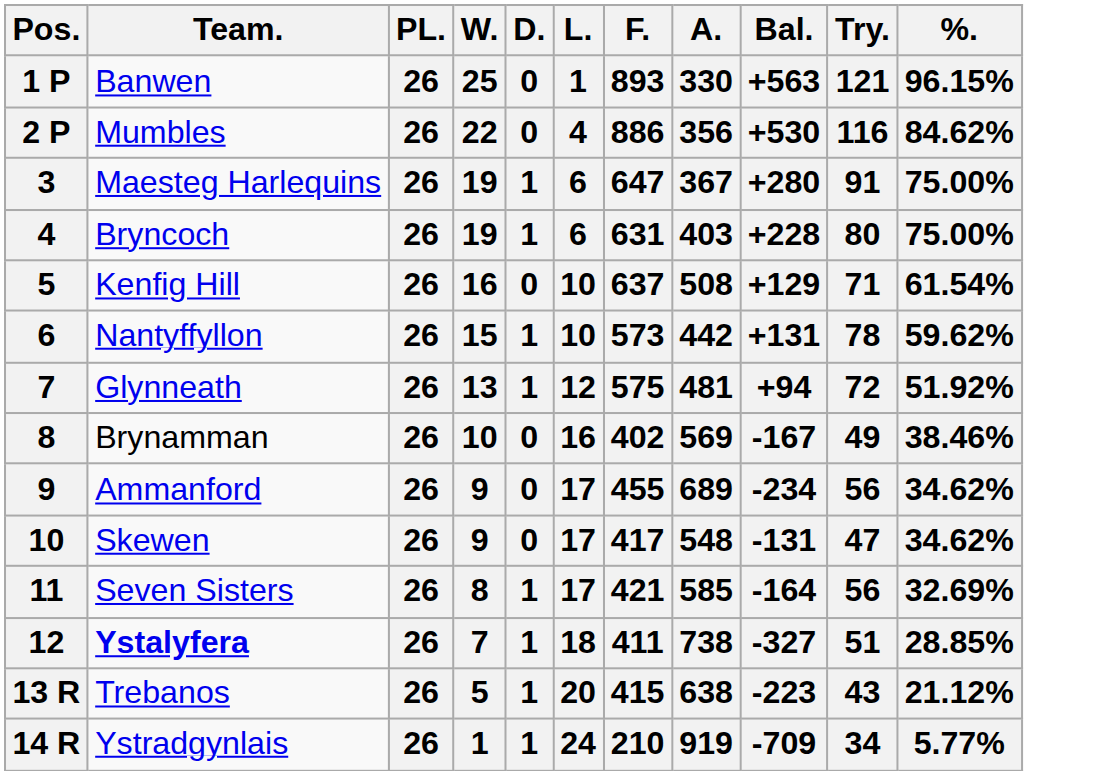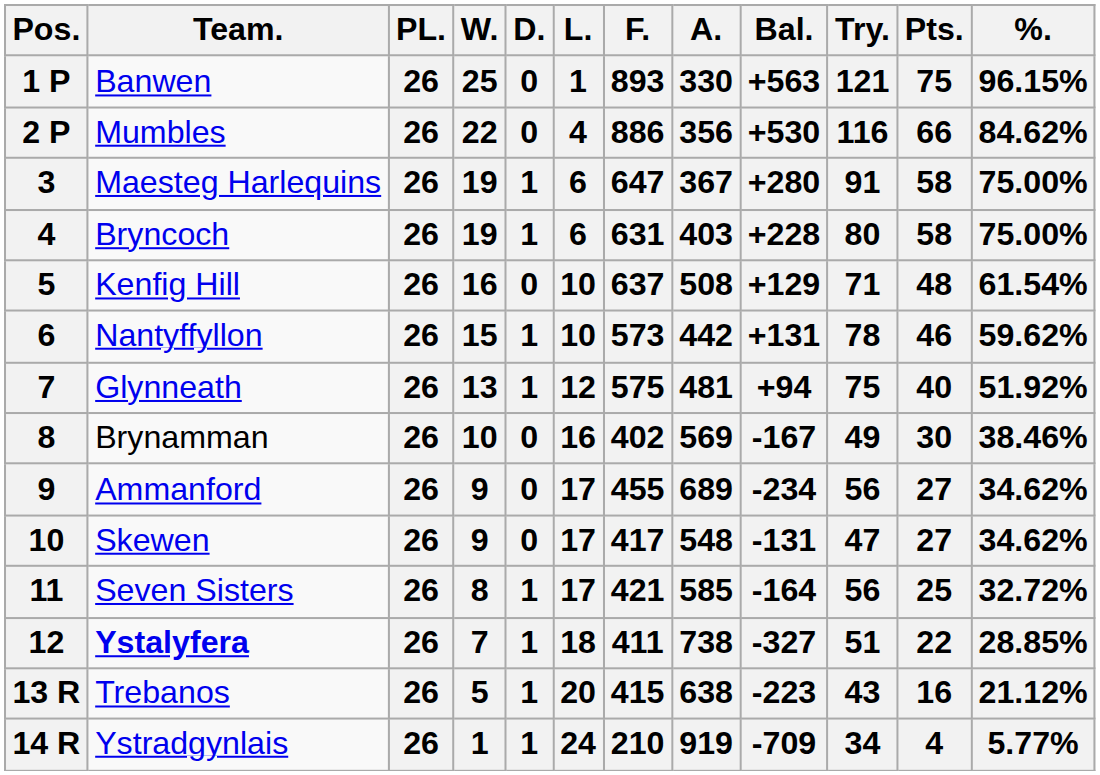+ column: (934, 30)
(862, 387) 72 -> (862, 387) 75
(959, 591) 32.69% -> (1033, 591) 32.72%
